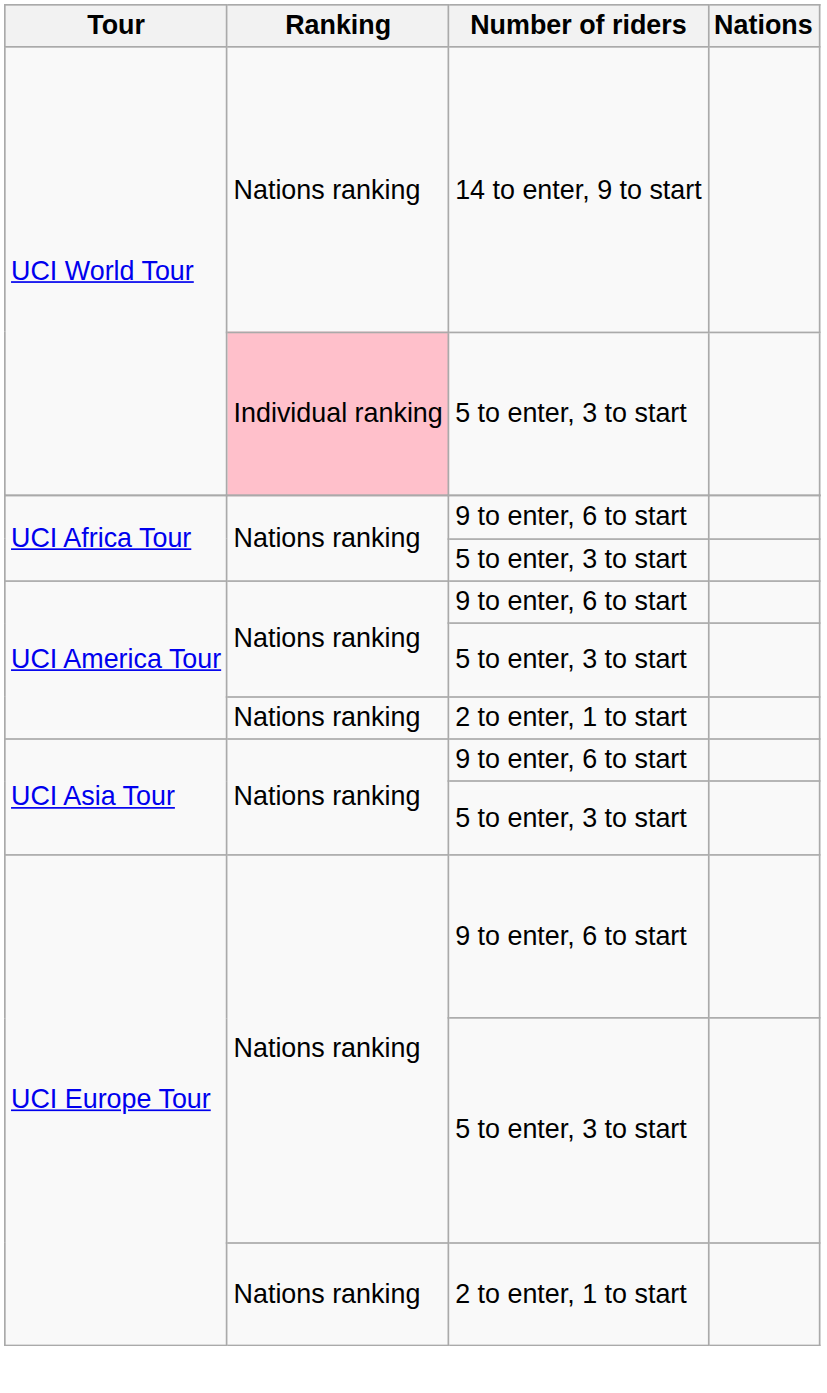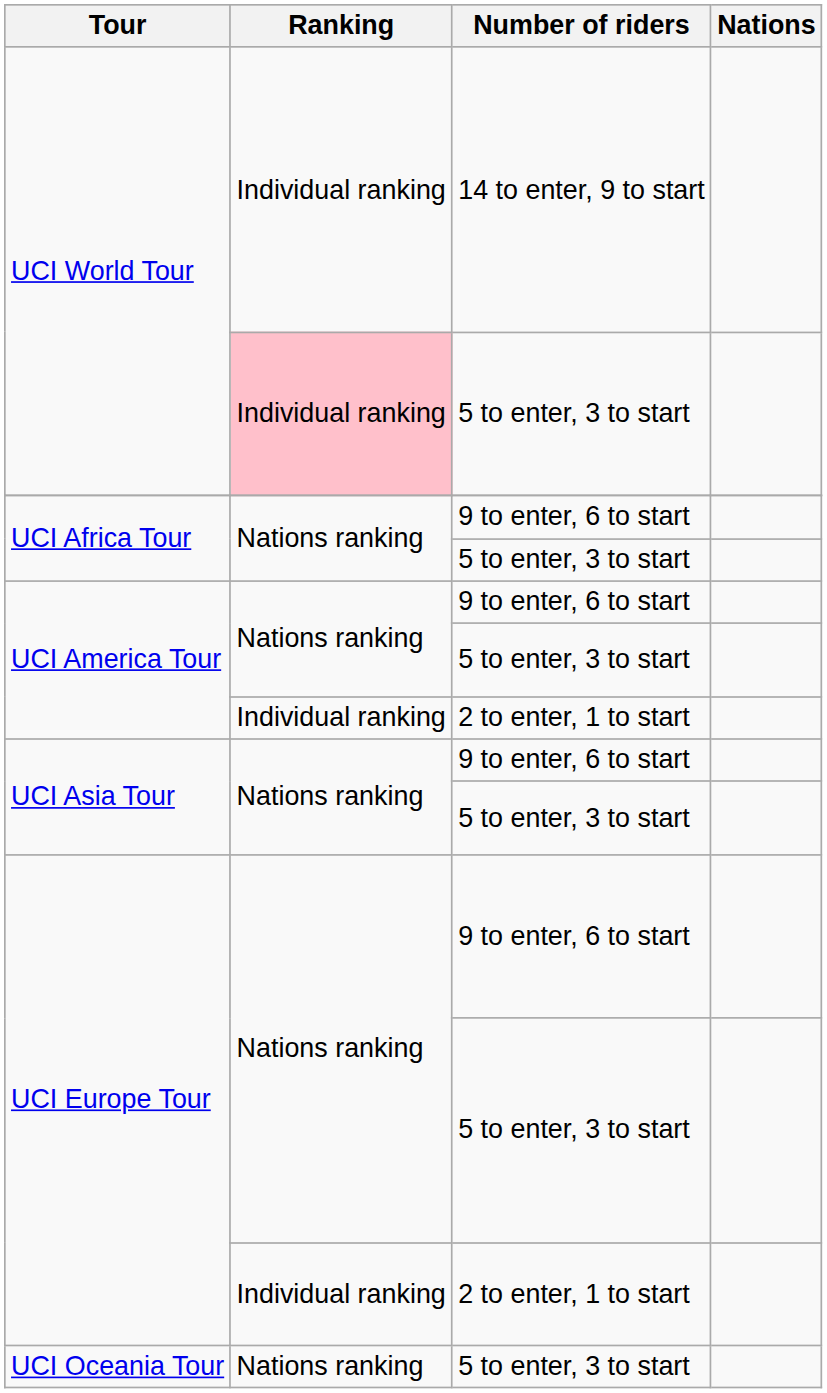(327, 189) Nations ranking -> (341, 189) Individual ranking
(327, 717) Nations ranking -> (341, 717) Individual ranking
(327, 1293) Nations ranking -> (341, 1293) Individual ranking
+ row: (118, 1366)
